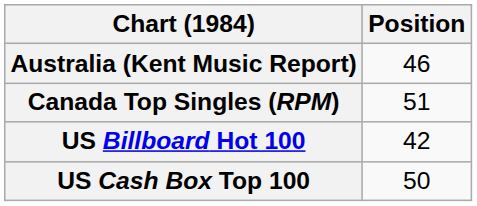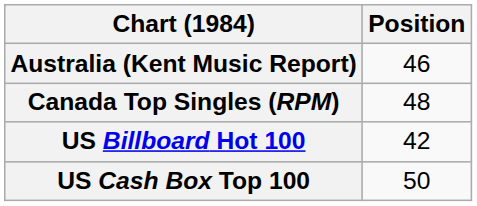(417, 102) 51 -> (417, 102) 48
